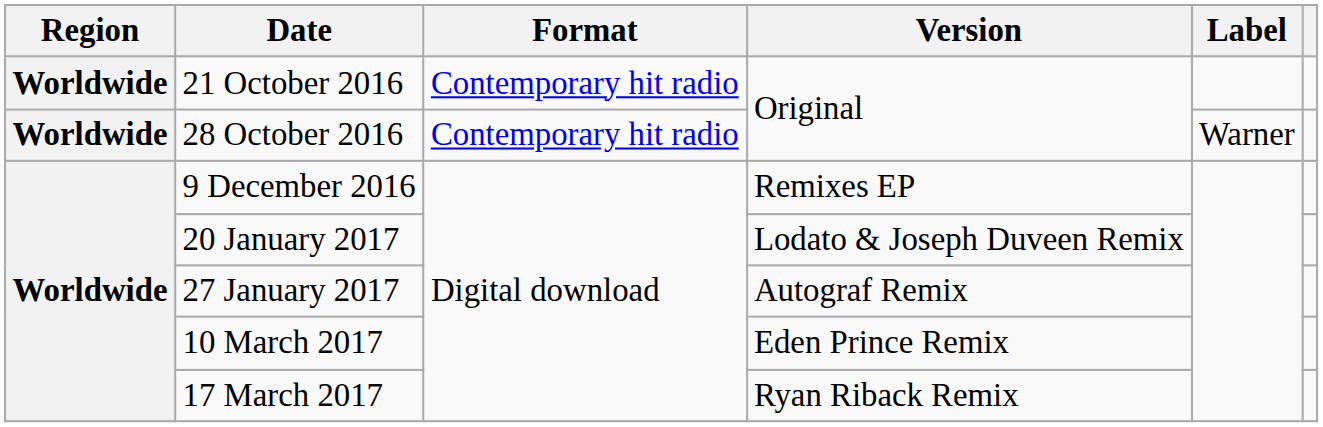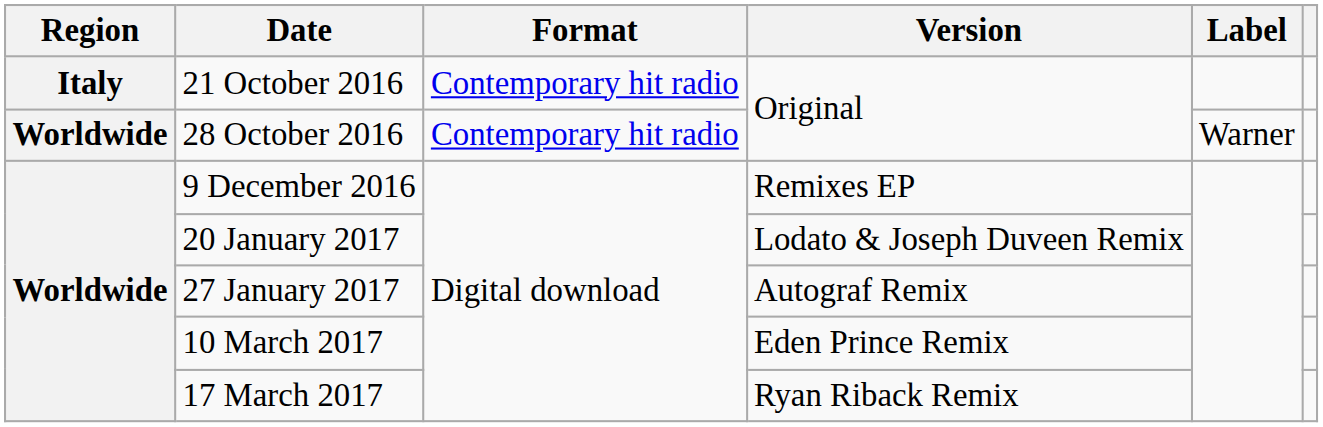(90, 82) Worldwide -> (90, 82) Italy
